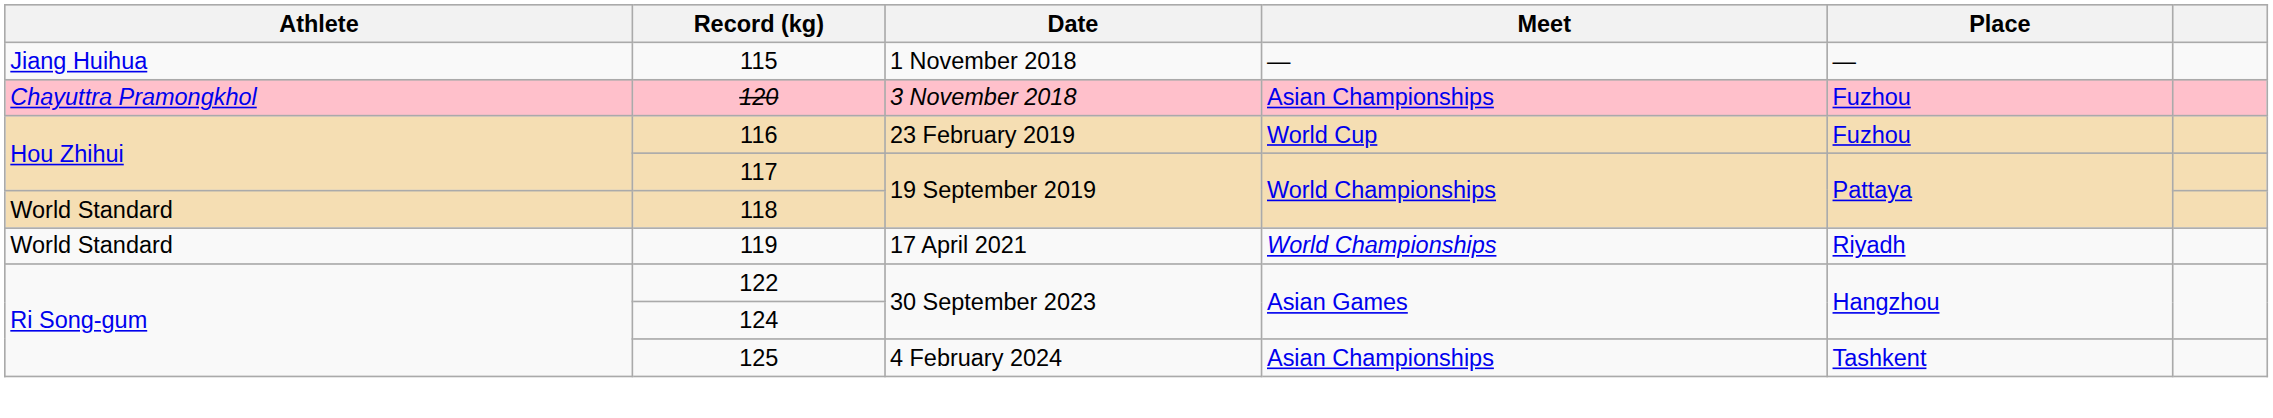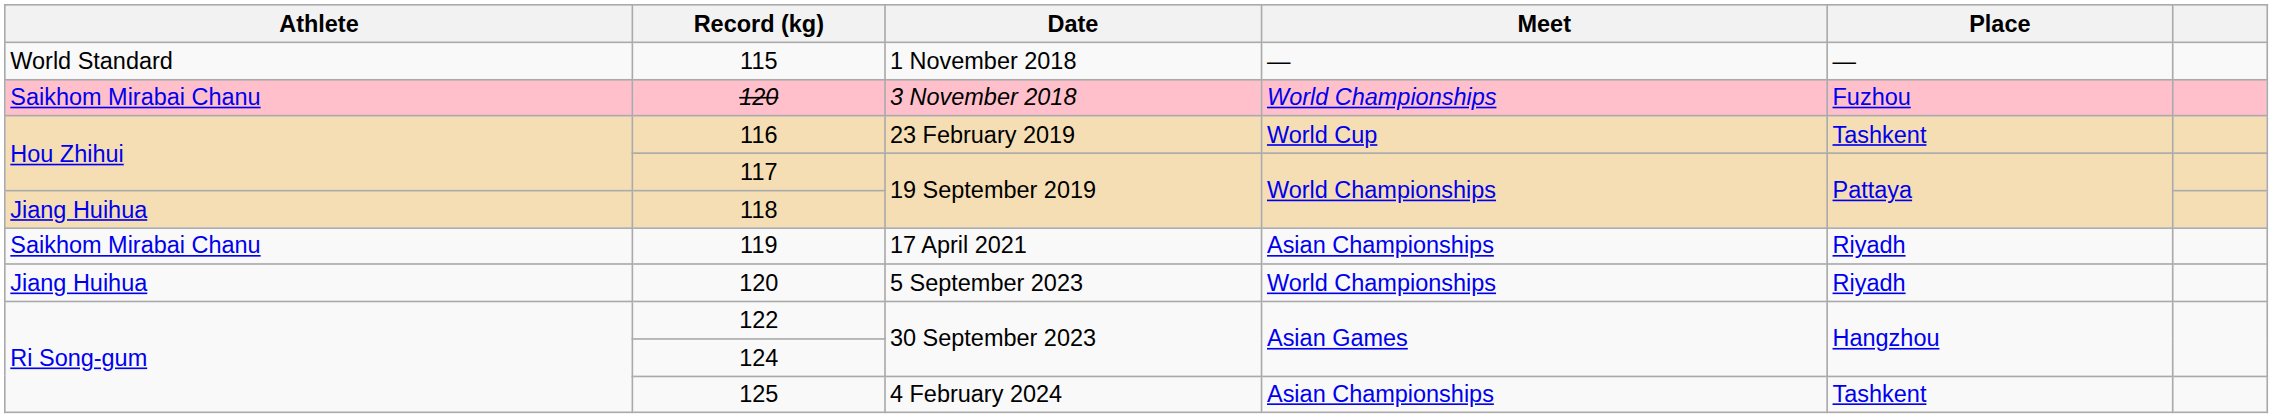(79, 61) Jiang Huihua -> (92, 61) World Standard
(134, 98) Chayuttra Pramongkhol -> (135, 98) Saikhom Mirabai Chanu
(1380, 98) Asian Championships -> (1382, 98) World Championships
(1872, 135) Fuzhou -> (1879, 135) Tashkent
(92, 209) World Standard -> (79, 209) Jiang Huihua
(92, 246) World Standard -> (135, 246) Saikhom Mirabai Chanu
(1382, 246) World Championships -> (1380, 246) Asian Championships
+ row: (759, 283)
